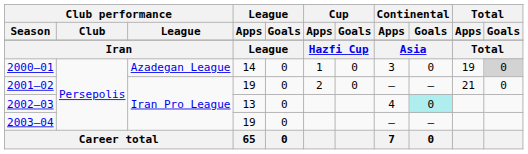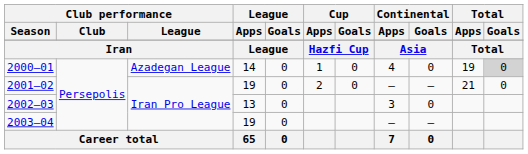(392, 67) 3 -> (392, 67) 4
(392, 103) 4 -> (392, 103) 3
(431, 103) paleturquoise background -> (431, 103) no background
